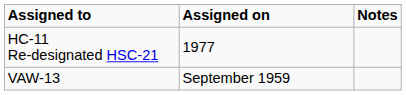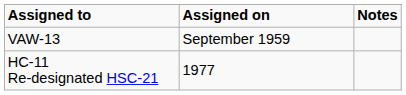rows swapped: (34, 78) <-> (83, 47)
